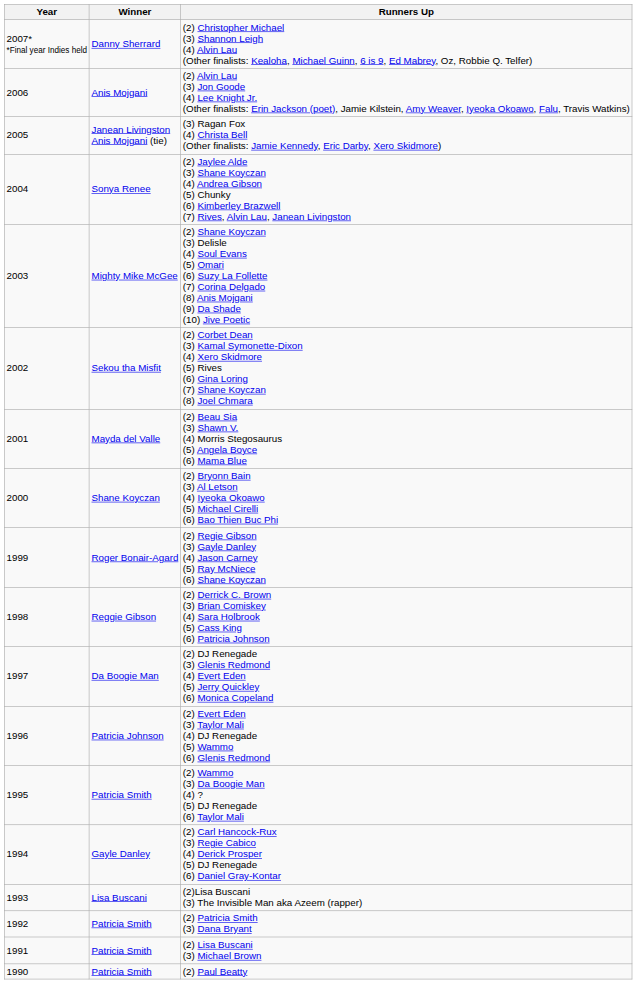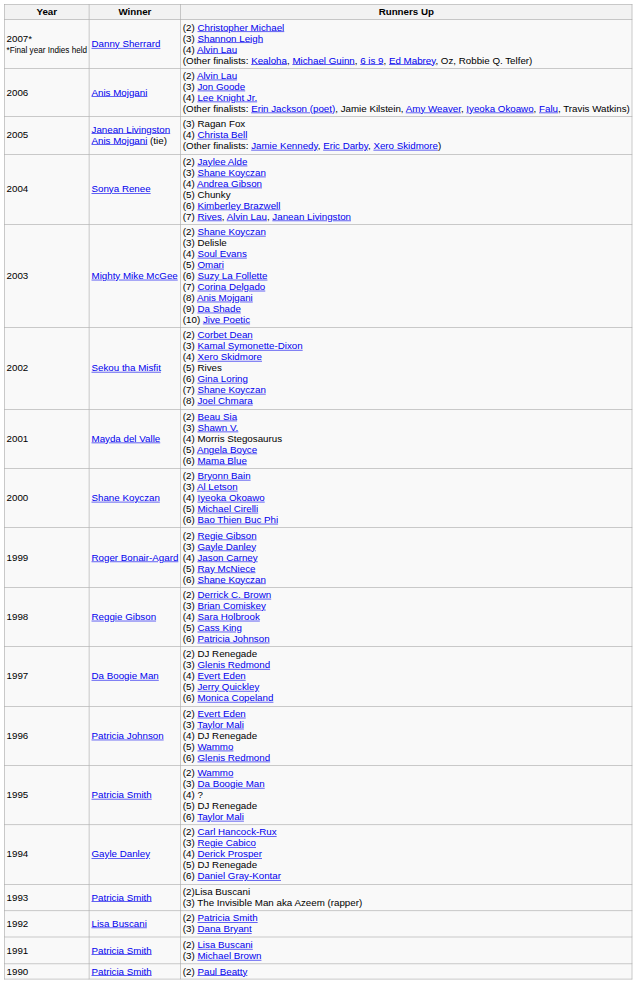(119, 897) Lisa Buscani -> (122, 897) Patricia Smith
(122, 924) Patricia Smith -> (119, 924) Lisa Buscani
